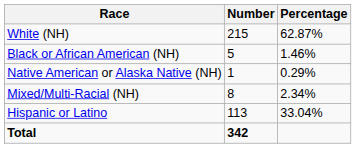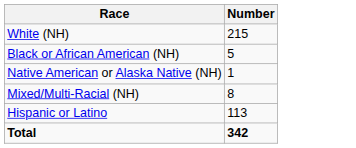- column: (314, 14)
